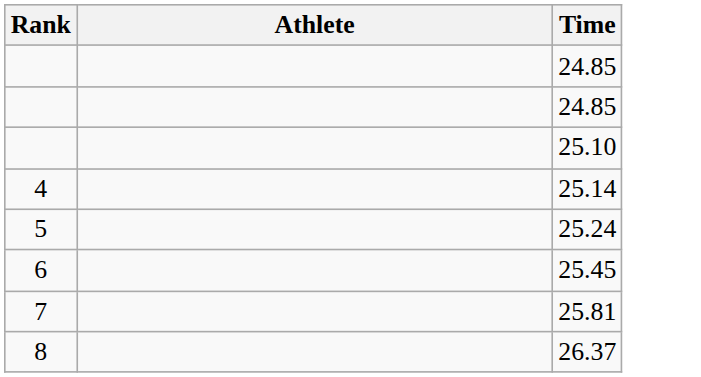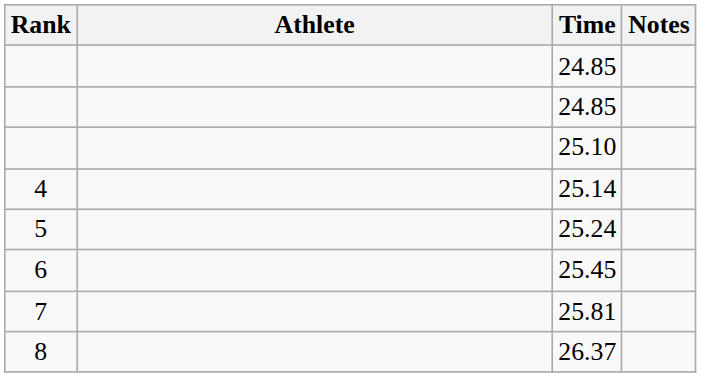+ column: (659, 24)
